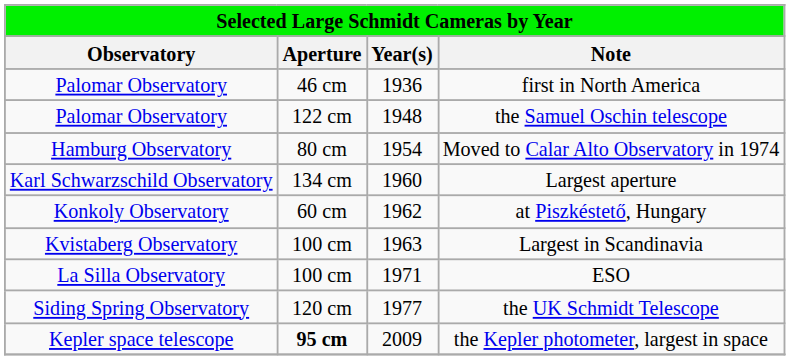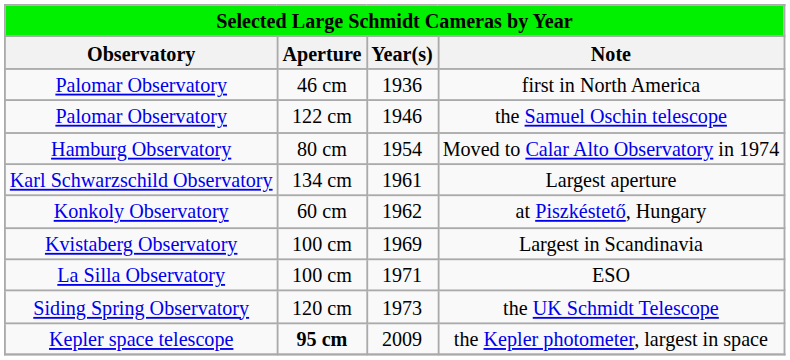(402, 116) 1948 -> (402, 116) 1946
(402, 180) 1960 -> (402, 180) 1961
(402, 243) 1963 -> (402, 243) 1969
(402, 307) 1977 -> (402, 307) 1973
